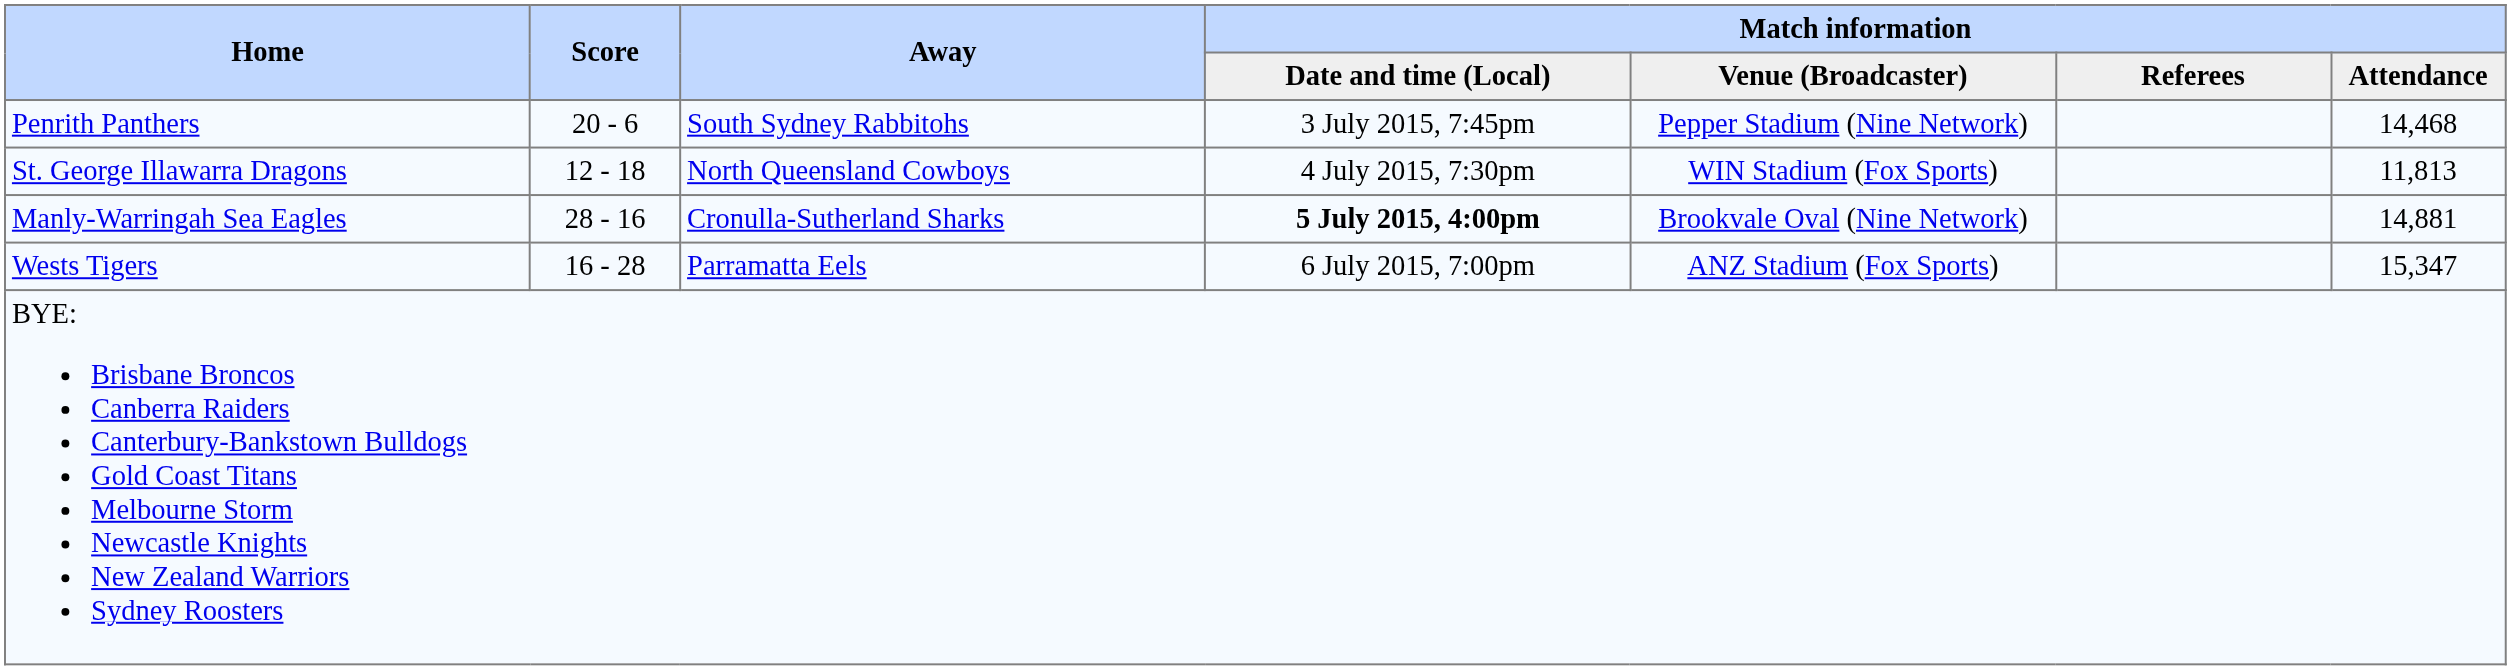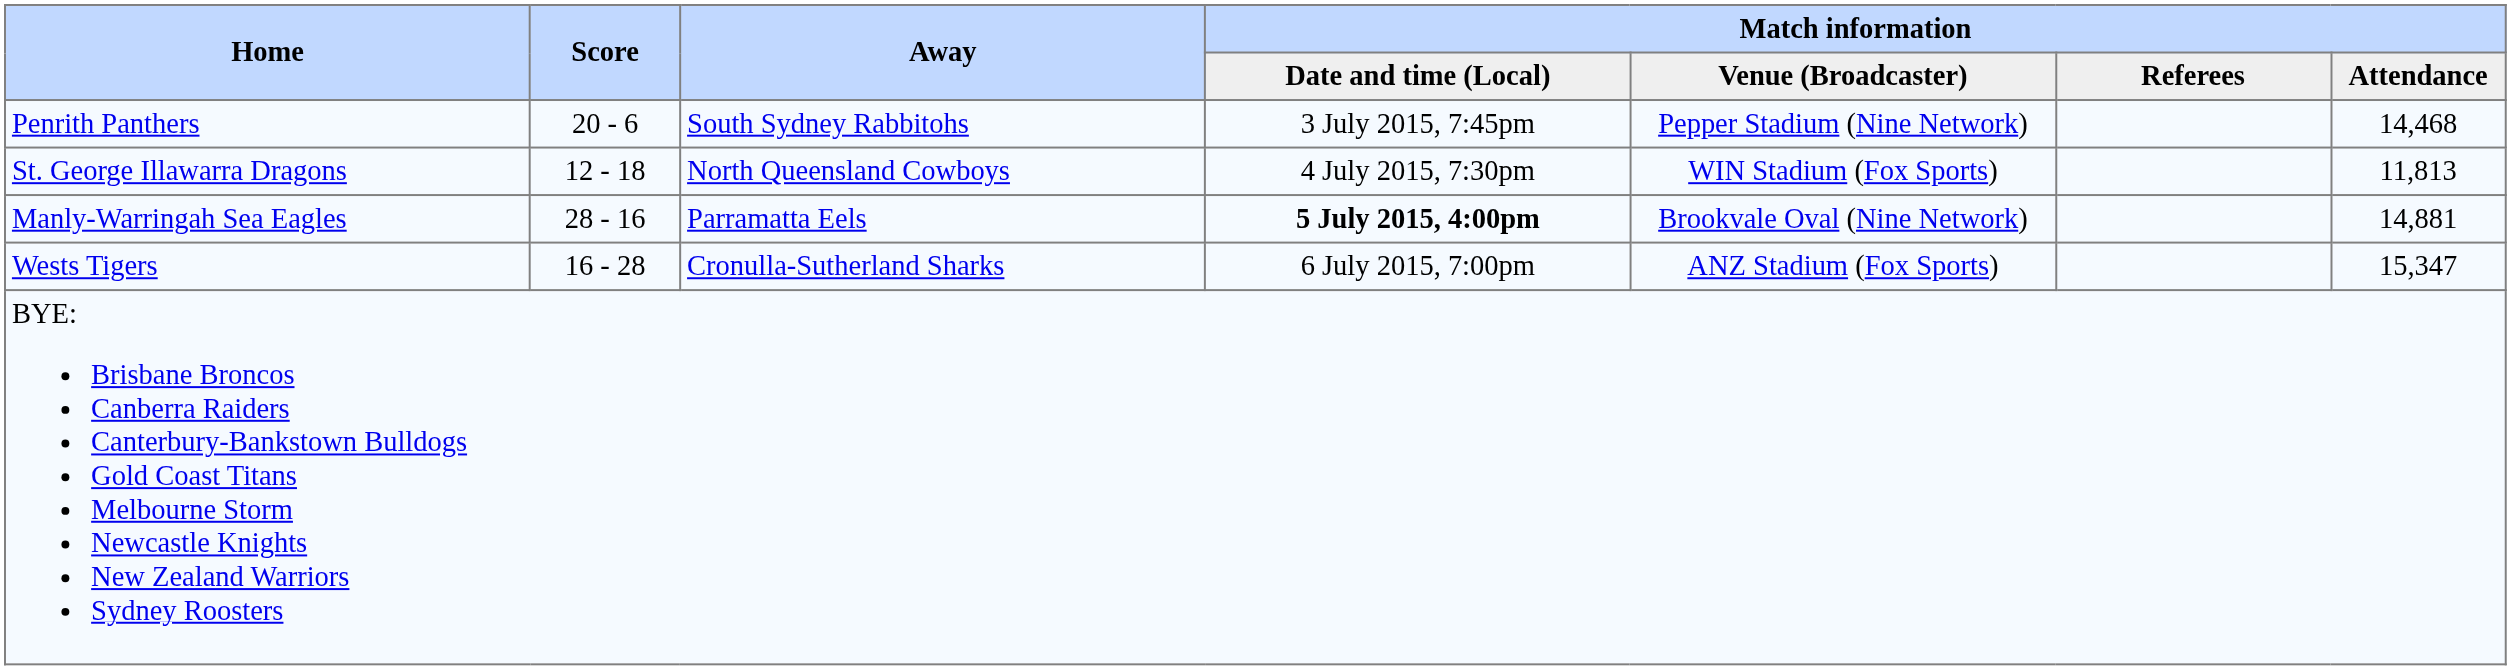(846, 218) Cronulla-Sutherland Sharks -> (777, 218) Parramatta Eels
(777, 265) Parramatta Eels -> (846, 265) Cronulla-Sutherland Sharks
